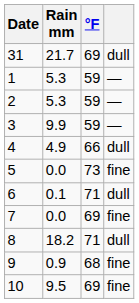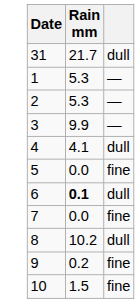- column: (92, 24)
(56, 147) 4.9 -> (79, 147) 4.1
(56, 194) normal -> (79, 194) bold
(60, 240) 18.2 -> (83, 240) 10.2
(56, 263) 0.9 -> (79, 263) 0.2
(56, 286) 9.5 -> (79, 286) 1.5
